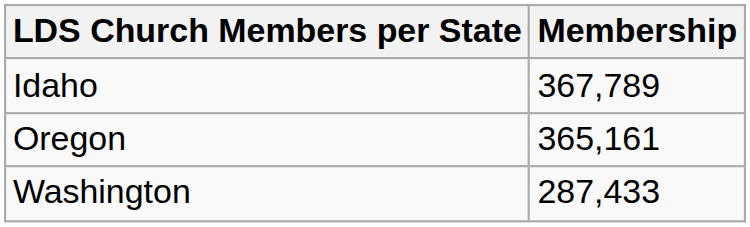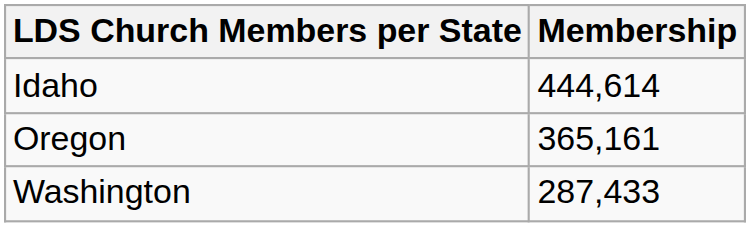(599, 85) 367,789 -> (599, 85) 444,614
